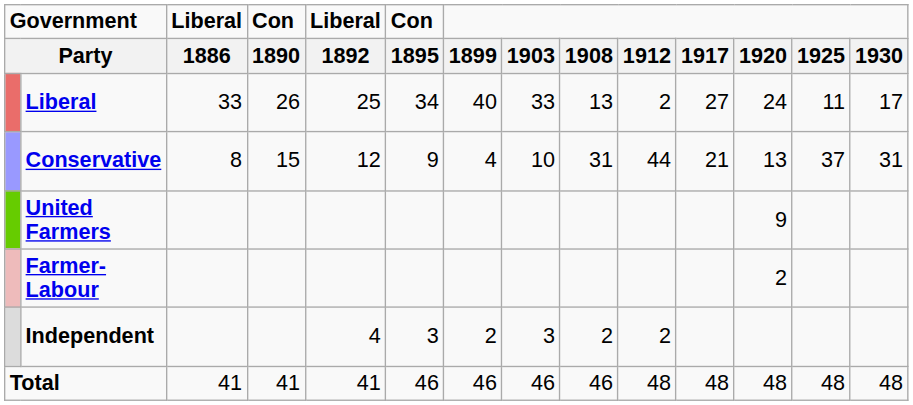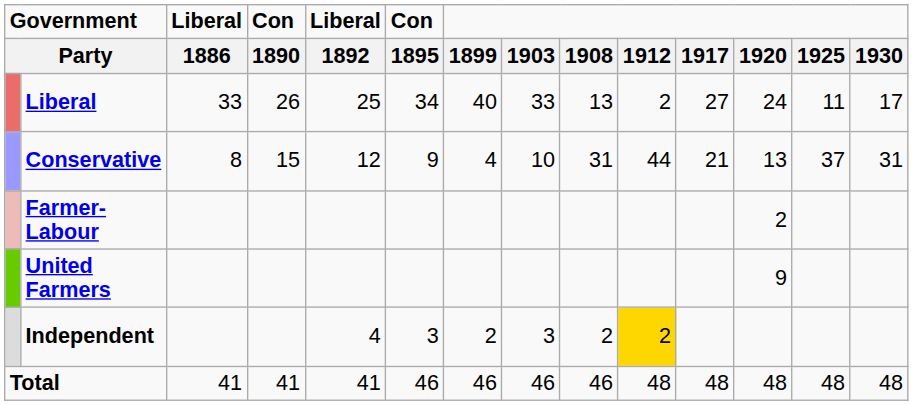rows swapped: (68, 219) <-> (66, 277)
(665, 336) no background -> (665, 336) gold background
